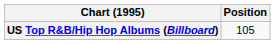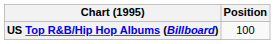(245, 30) 105 -> (245, 30) 100
